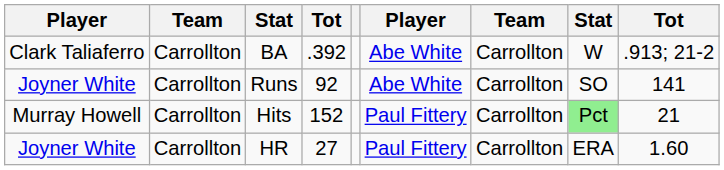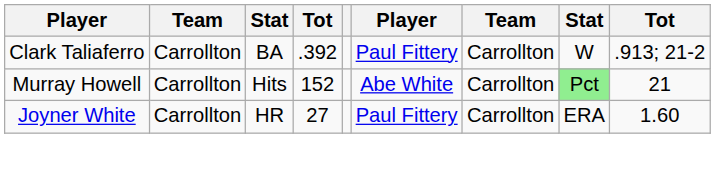(416, 52) Abe White -> (407, 52) Paul Fittery
- row: (274, 84)
(416, 116) Paul Fittery -> (407, 84) Abe White
